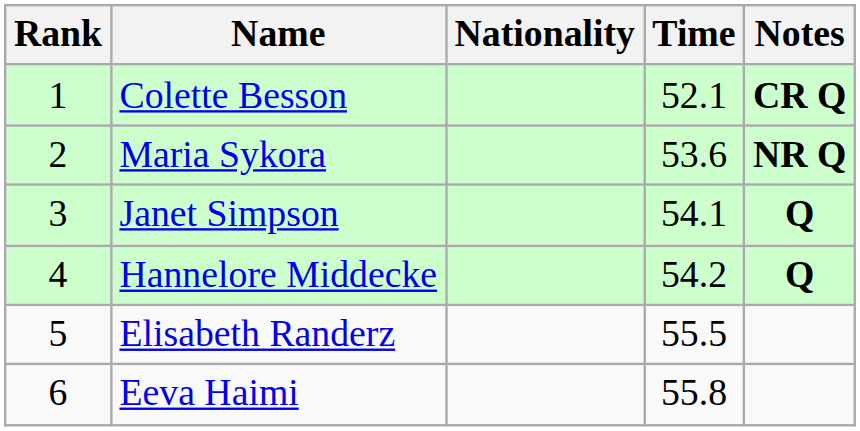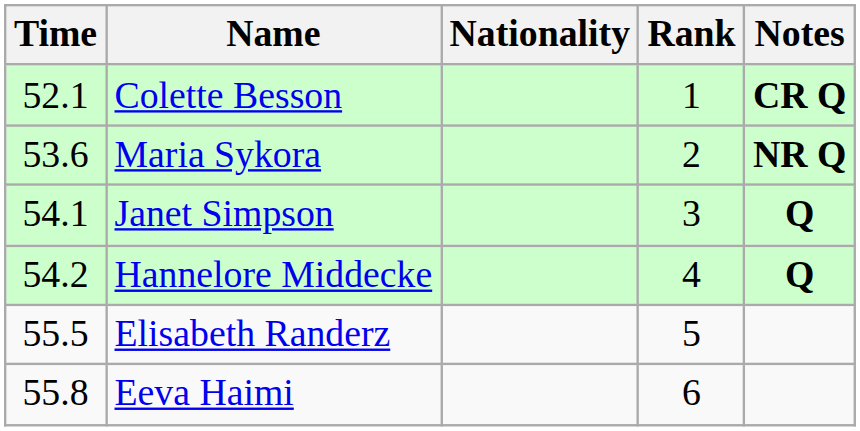columns swapped: (58, 34) <-> (694, 34)
